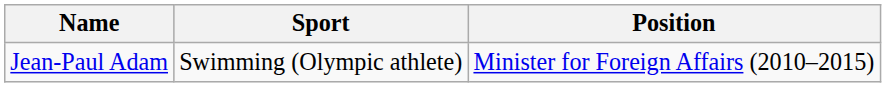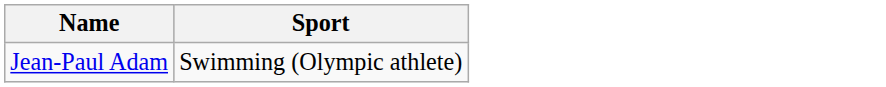- column: (674, 23)
